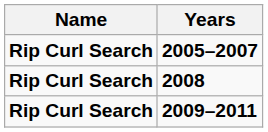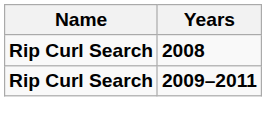- row: (210, 50)
